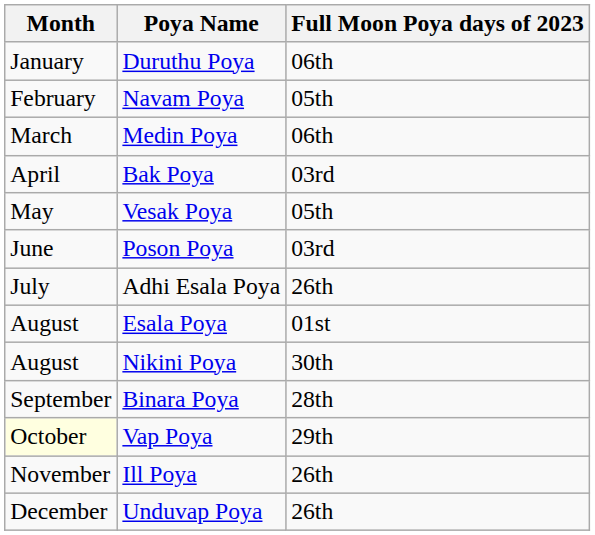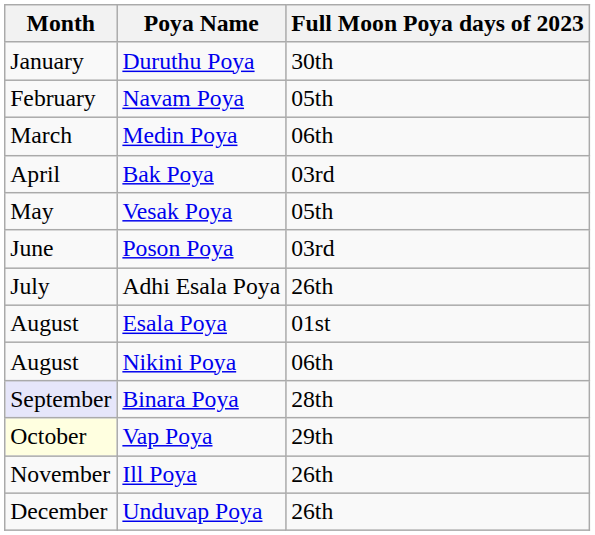(312, 60) 06th -> (312, 60) 30th
(312, 361) 30th -> (312, 361) 06th
(61, 398) no background -> (61, 398) lavender background
